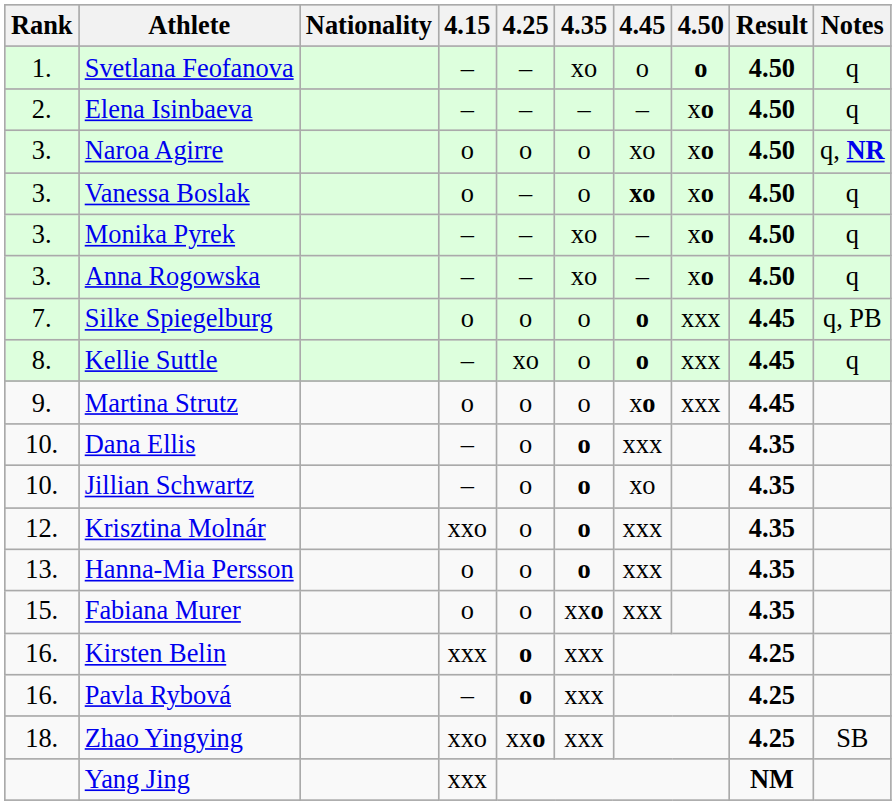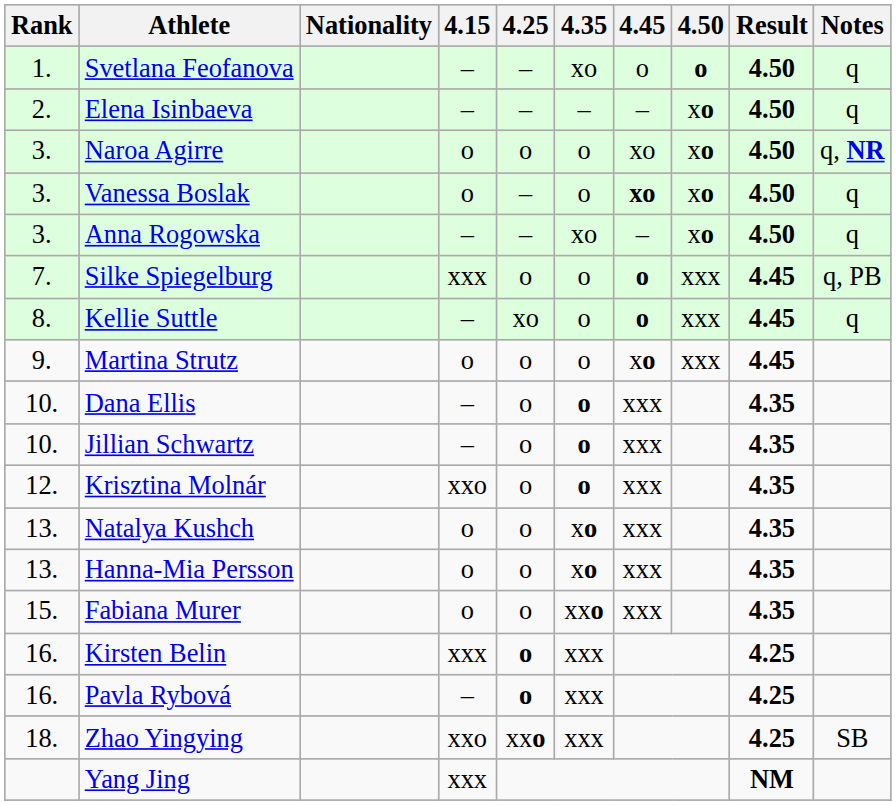- row: (160, 234)
(467, 318) o -> (467, 276) xxx
(642, 485) xo -> (642, 444) xxx
+ row: (169, 527)
(584, 569) o -> (584, 569) xo
